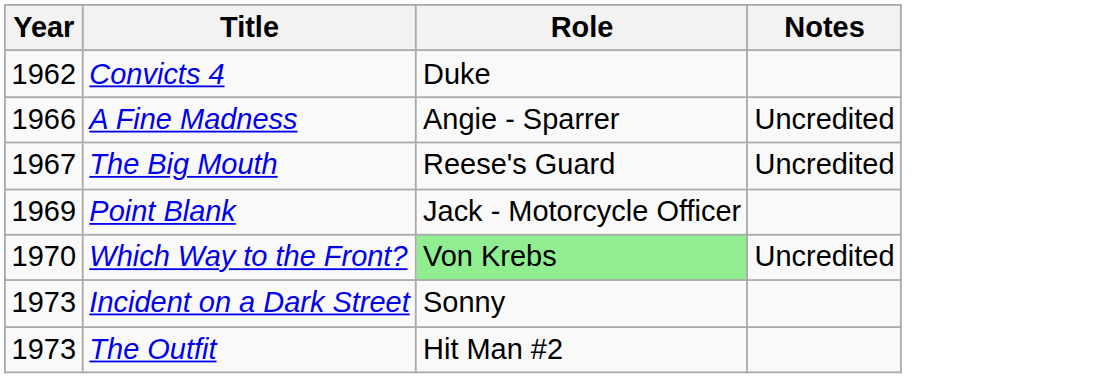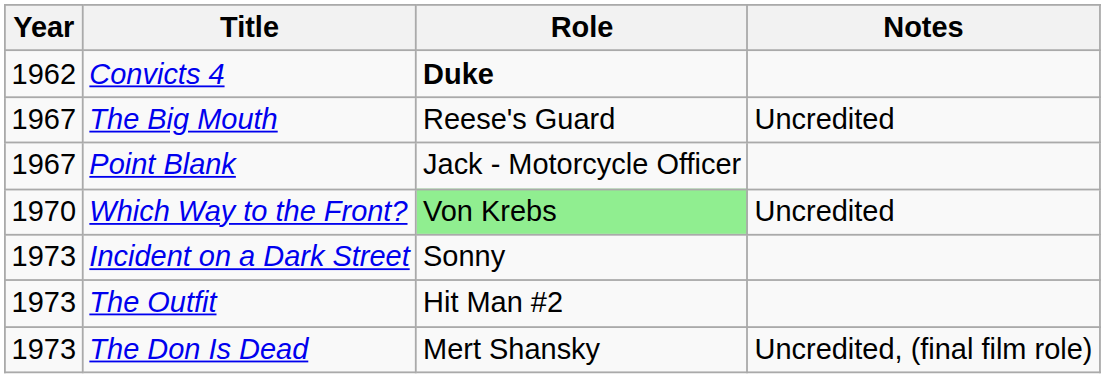(457, 73) normal -> (458, 73) bold
- row: (193, 119)
(44, 211) 1969 -> (44, 165) 1967
+ row: (199, 348)
